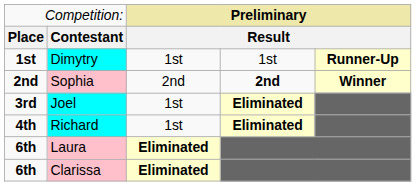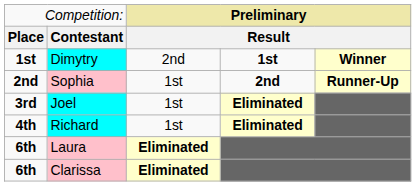(173, 59) 1st -> (173, 59) 2nd
(268, 59) normal -> (268, 59) bold
(363, 59) Runner-Up -> (363, 59) Winner
(173, 81) 2nd -> (173, 81) 1st
(363, 81) Winner -> (363, 81) Runner-Up
